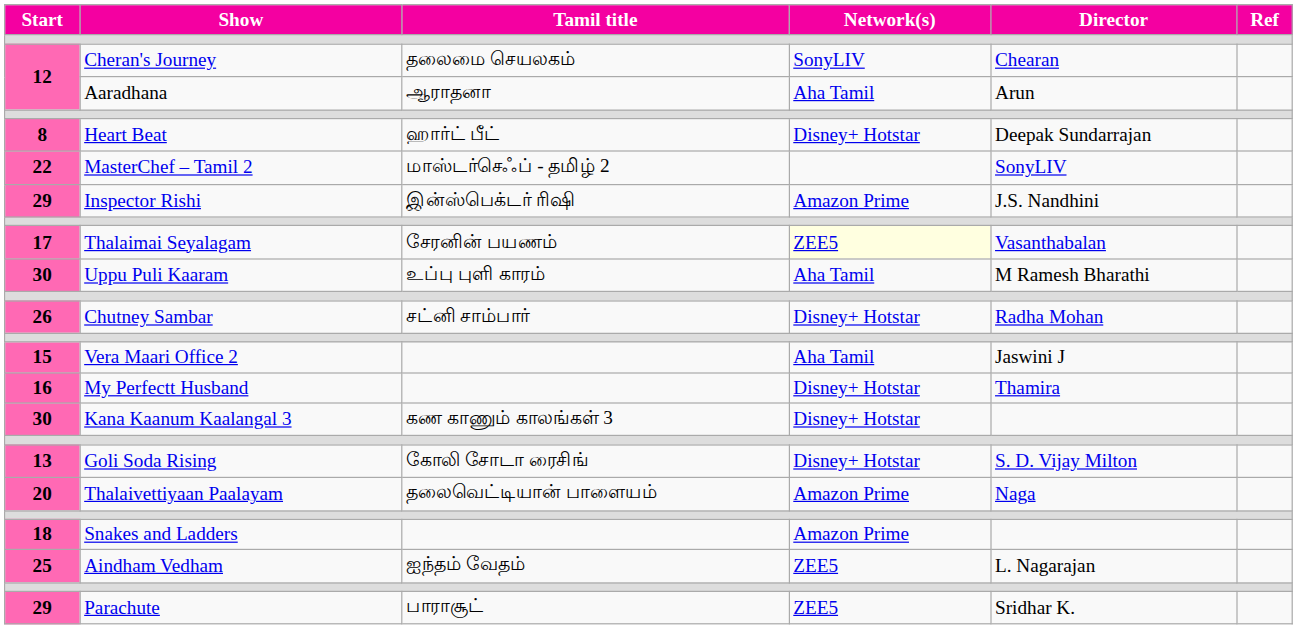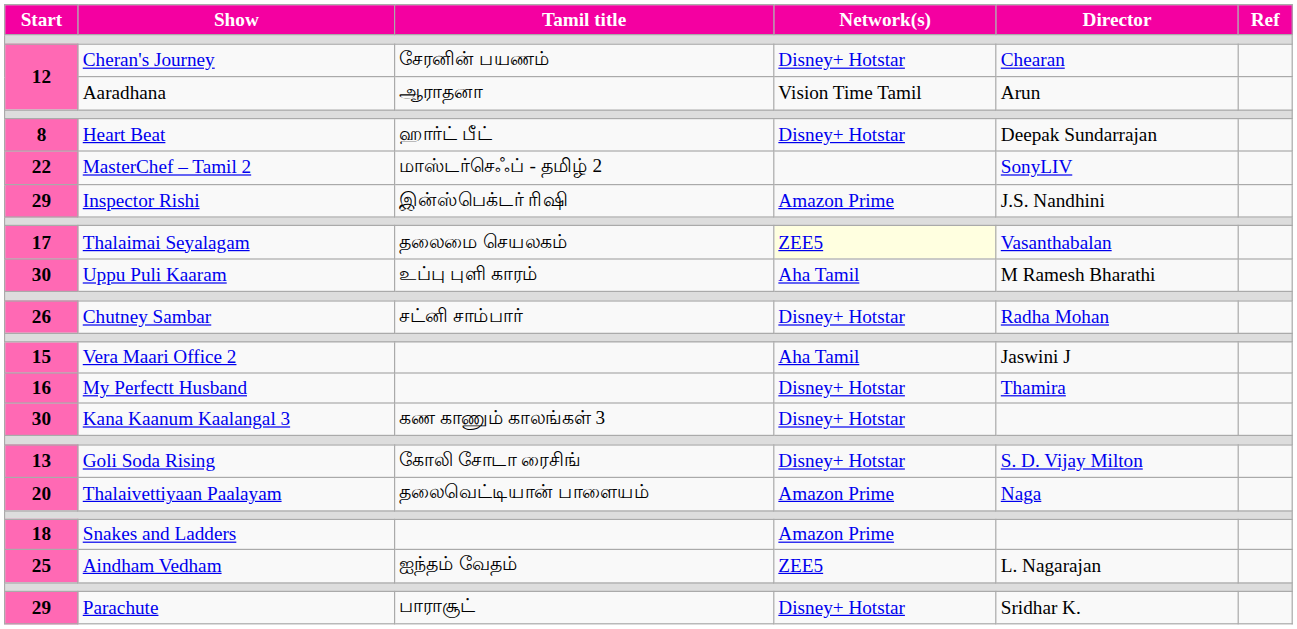(491, 59) தலைமை செயலகம் -> (474, 59) சேரனின் பயணம்
(829, 60) SonyLIV -> (842, 60) Disney+ Hotstar
(834, 93) Aha Tamil -> (850, 93) Vision Time Tamil
(482, 240) சேரனின் பயணம் -> (483, 240) தலைமை செயலகம்
(816, 607) ZEE5 -> (842, 607) Disney+ Hotstar
